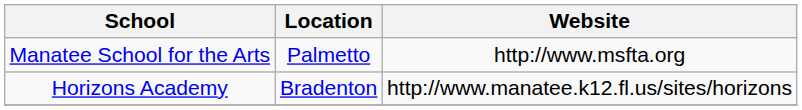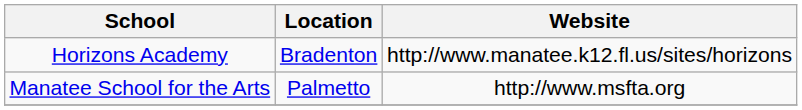rows swapped: (140, 88) <-> (140, 54)
